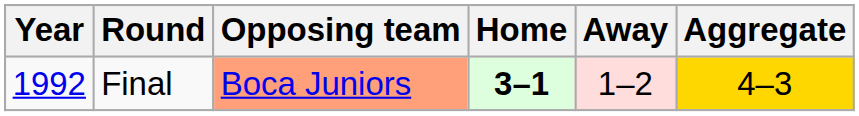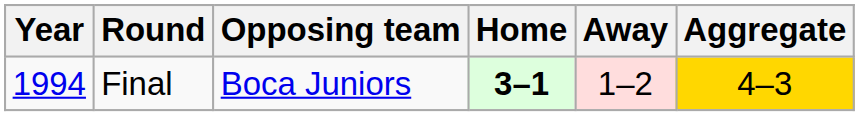(49, 82) 1992 -> (49, 82) 1994
(316, 82) lightsalmon background -> (316, 82) no background
